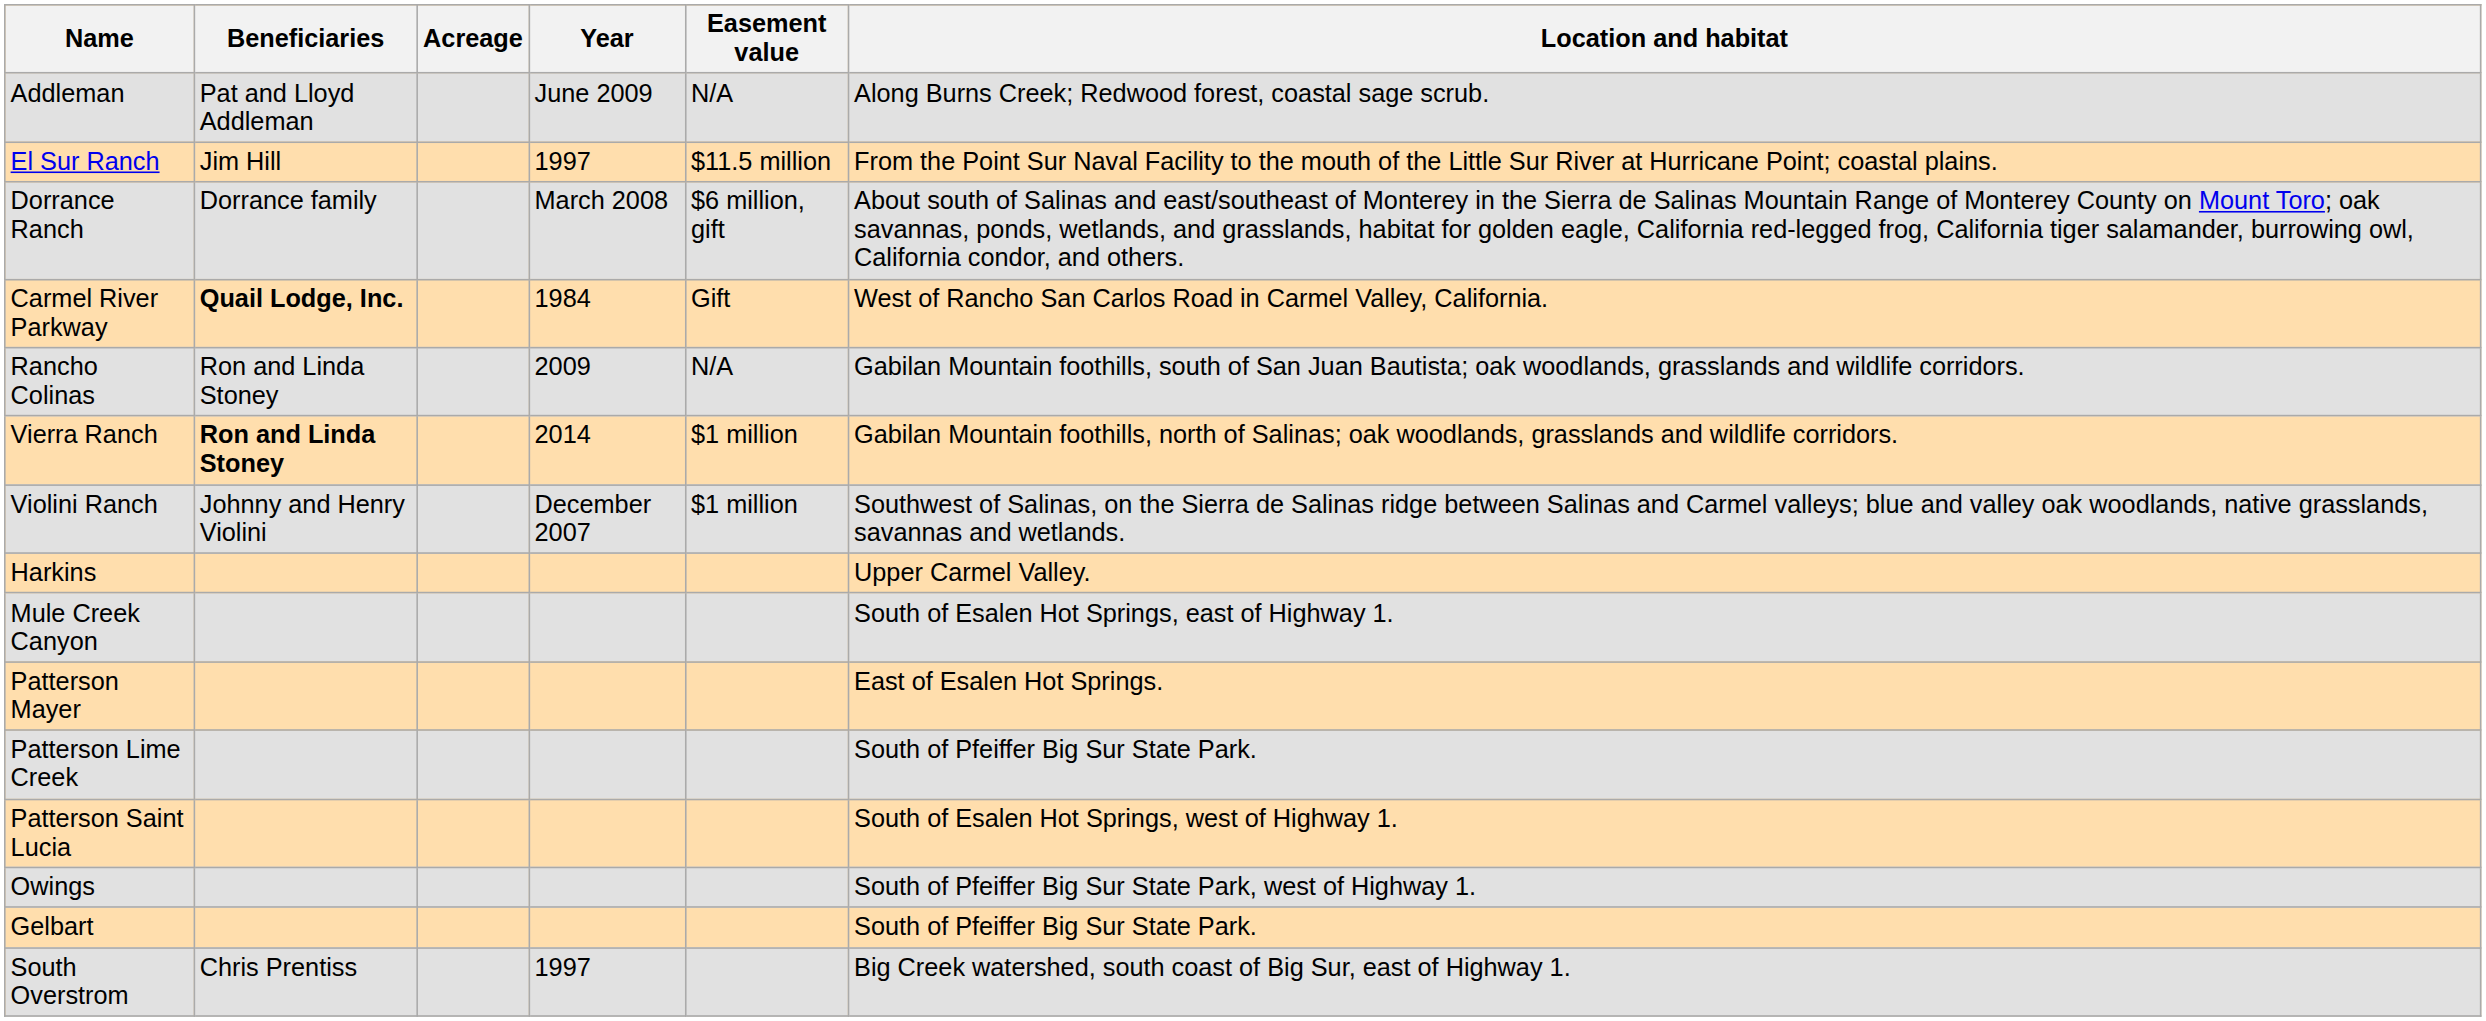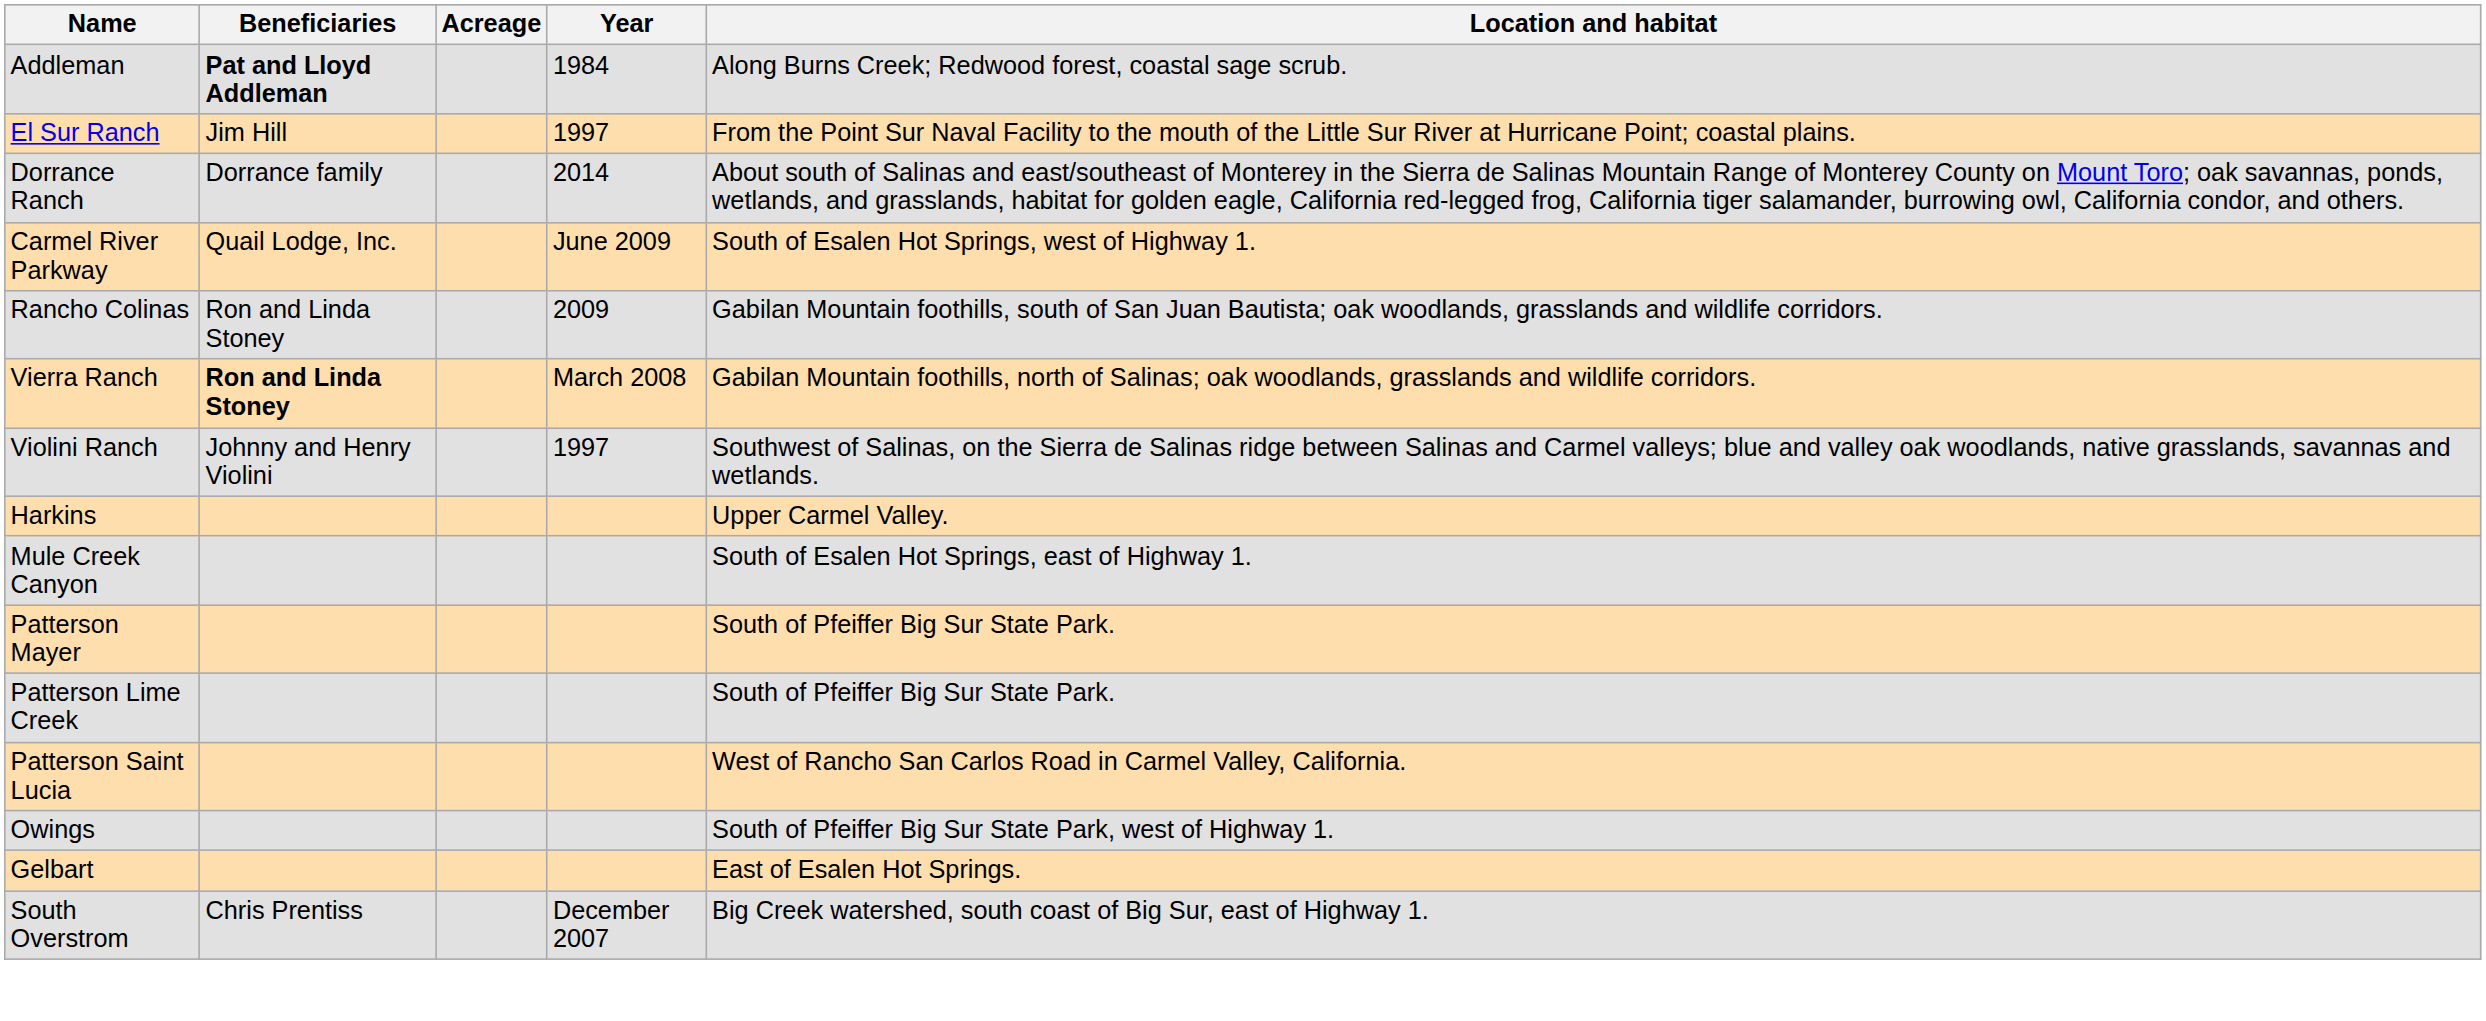- column: (767, 38)
(277, 107) normal -> (288, 78) bold
(594, 93) June 2009 -> (581, 64) 1984
(601, 201) March 2008 -> (581, 173) 2014
(302, 298) bold -> (301, 241) normal
(563, 298) 1984 -> (612, 241) June 2009
(1201, 298) West of Rancho San Carlos Road in Carmel Valley, California. -> (984, 241) South of Esalen Hot Springs, west of Highway 1.
(563, 435) 2014 -> (620, 378) March 2008
(593, 518) December 2007 -> (581, 447) 1997
(1009, 681) East of Esalen Hot Springs. -> (914, 624) South of Pfeiffer Big Sur State Park.
(1126, 818) South of Esalen Hot Springs, west of Highway 1. -> (1059, 761) West of Rancho San Carlos Road in Carmel Valley, California.
(1055, 927) South of Pfeiffer Big Sur State Park. -> (867, 870) East of Esalen Hot Springs.
(563, 967) 1997 -> (611, 924) December 2007
